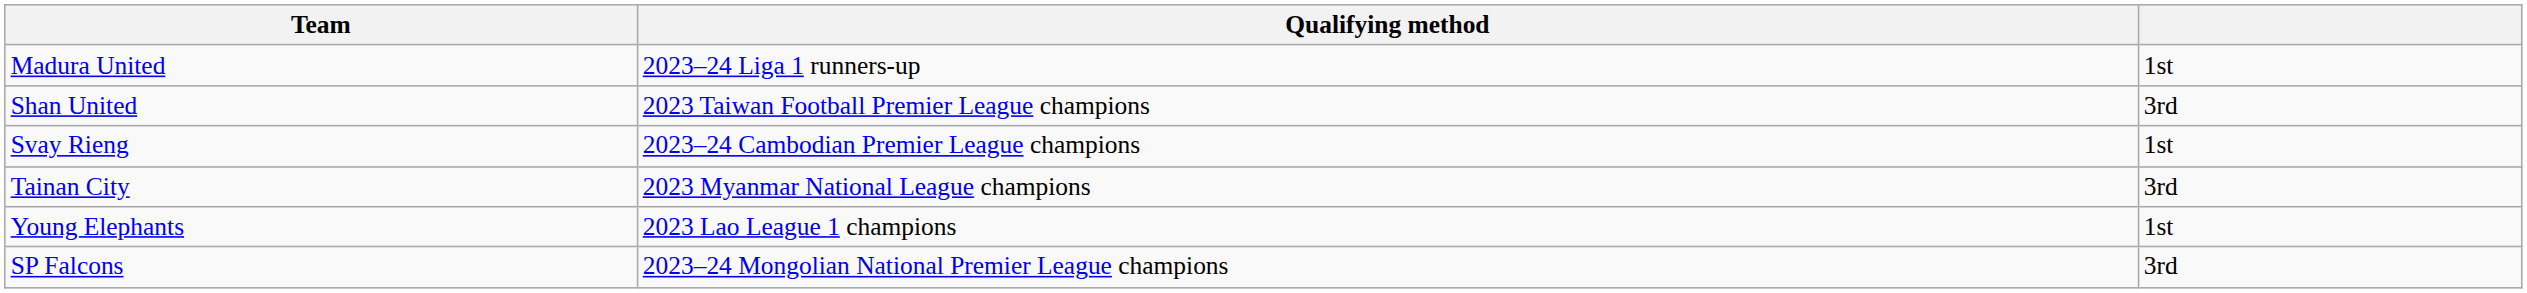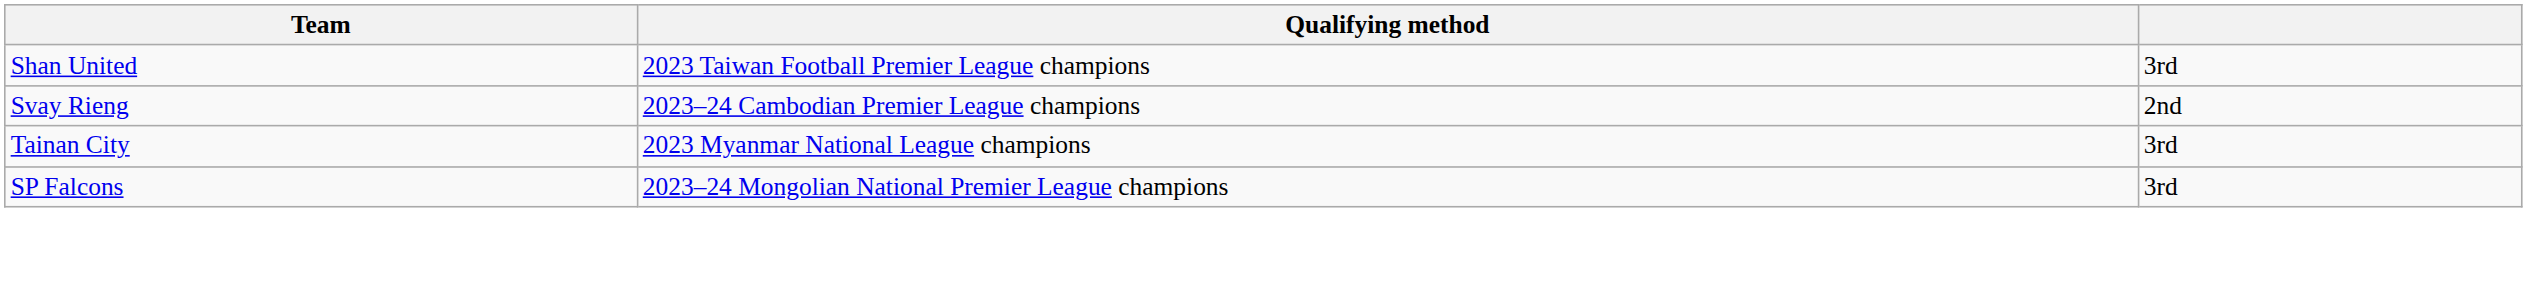- row: (88, 65)
(2159, 145) 1st -> (2163, 105) 2nd
- row: (97, 226)
